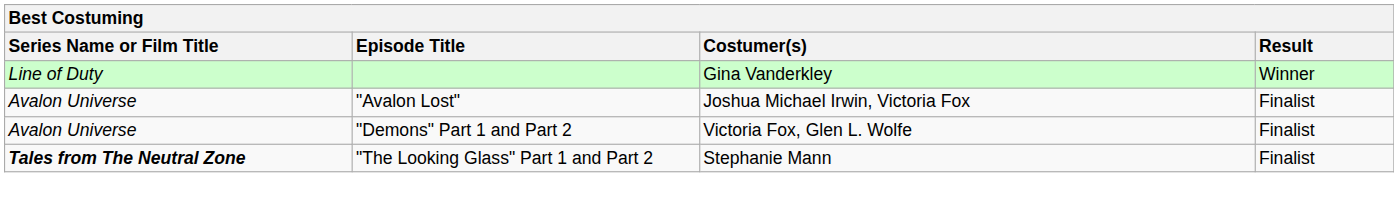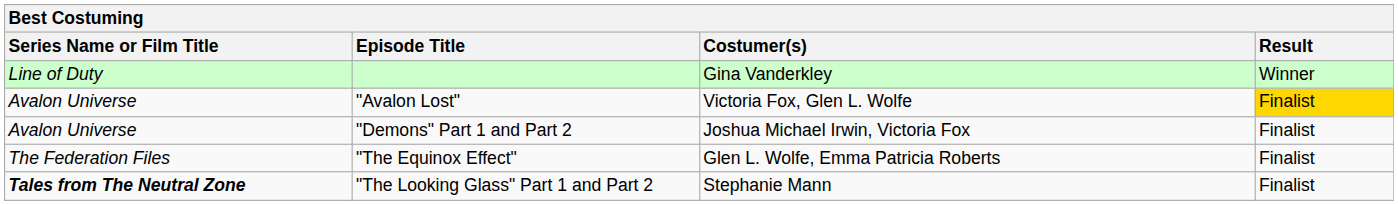(837, 102) Joshua Michael Irwin, Victoria Fox -> (808, 102) Victoria Fox, Glen L. Wolfe
(1287, 102) no background -> (1287, 102) gold background
(808, 130) Victoria Fox, Glen L. Wolfe -> (837, 130) Joshua Michael Irwin, Victoria Fox
+ row: (436, 158)
